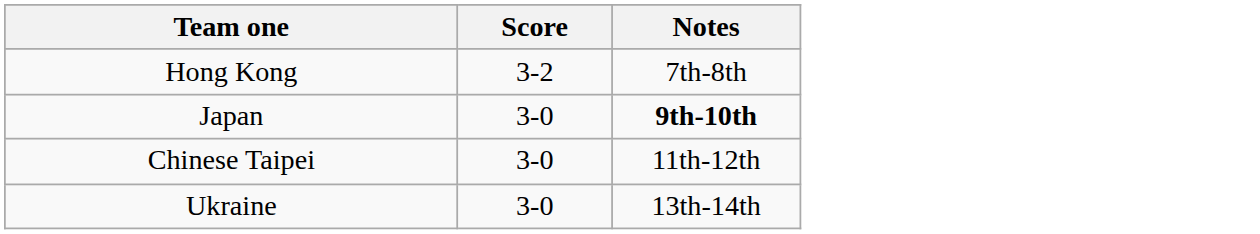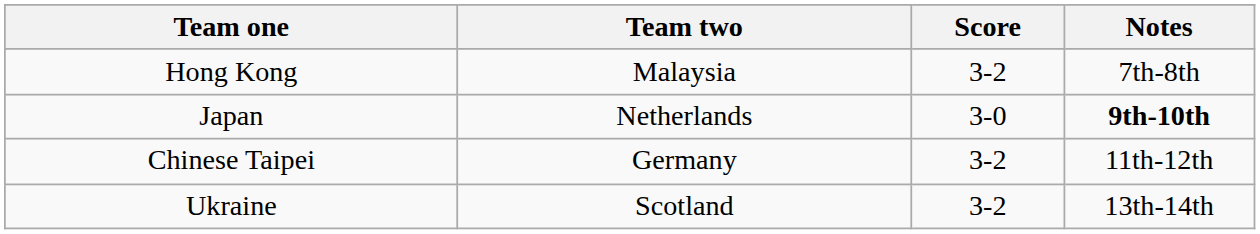+ column: (684, 26)
(535, 160) 3-0 -> (988, 160) 3-2
(535, 205) 3-0 -> (988, 205) 3-2
